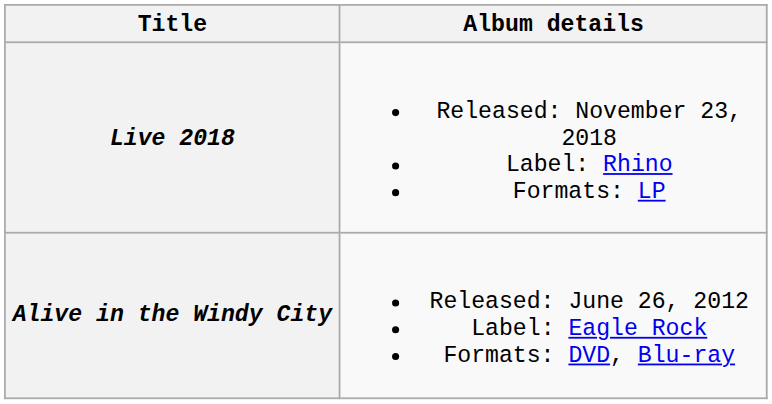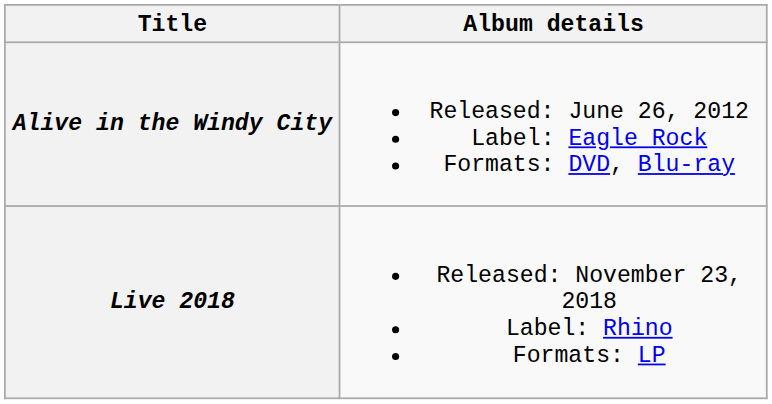rows swapped: (172, 315) <-> (172, 138)
